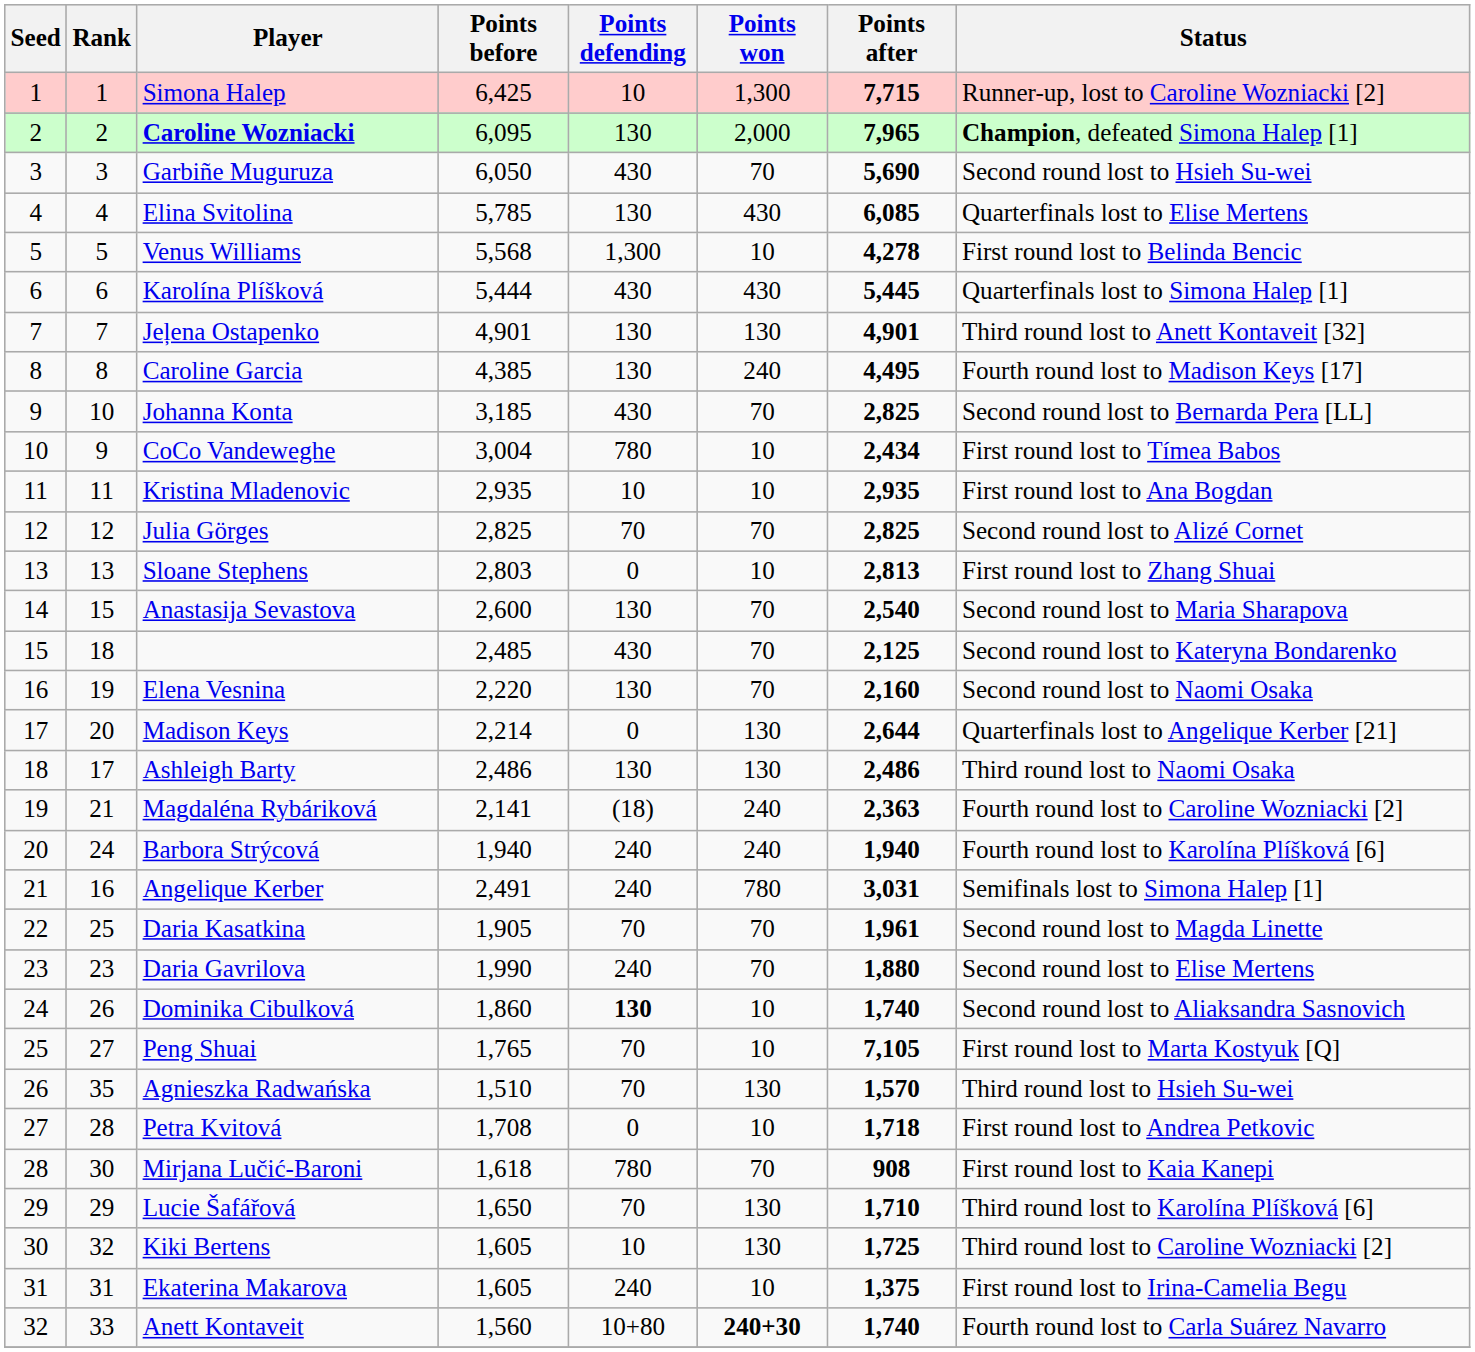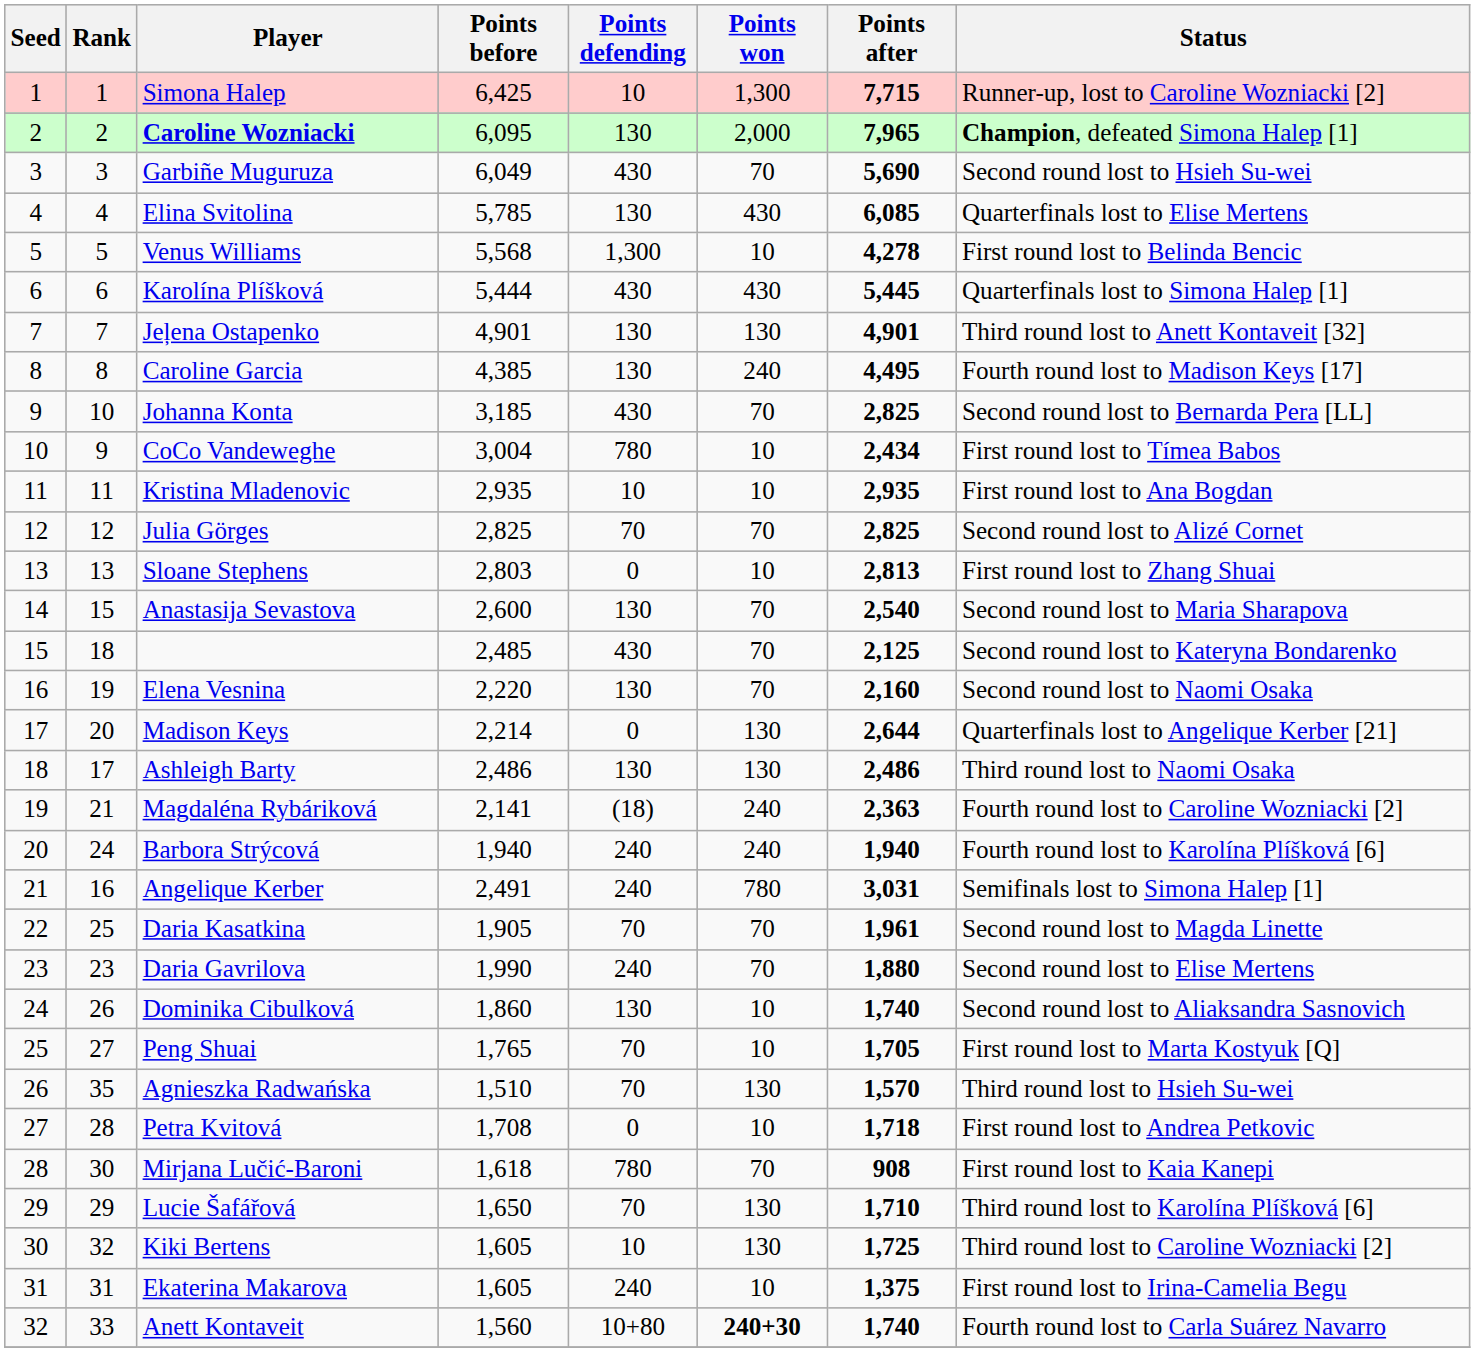(504, 172) 6,050 -> (504, 172) 6,049
(633, 1008) bold -> (633, 1008) normal
(892, 1048) 7,105 -> (892, 1048) 1,705
